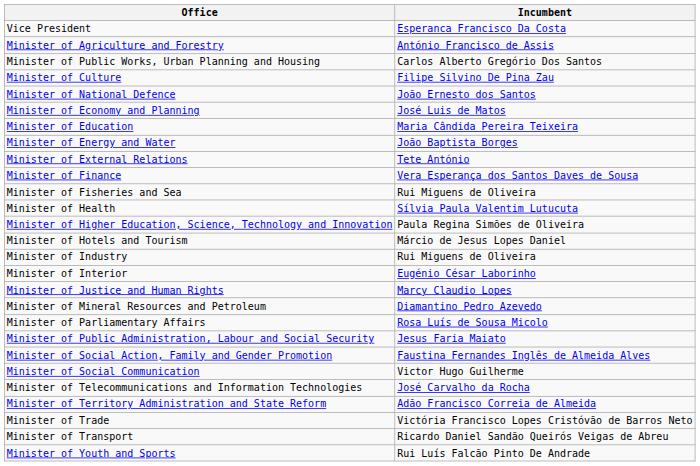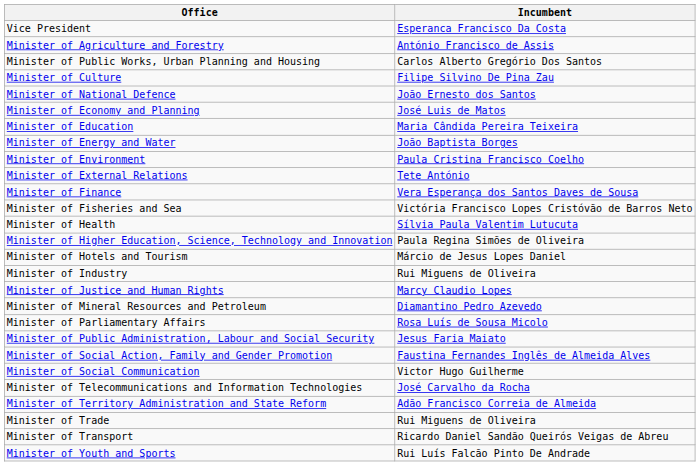+ row: (76, 159)
(467, 192) Rui Miguens de Oliveira -> (545, 208) Victória Francisco Lopes Cristóvão de Barros Neto
- row: (67, 274)
(545, 420) Victória Francisco Lopes Cristóvão de Barros Neto -> (467, 420) Rui Miguens de Oliveira
